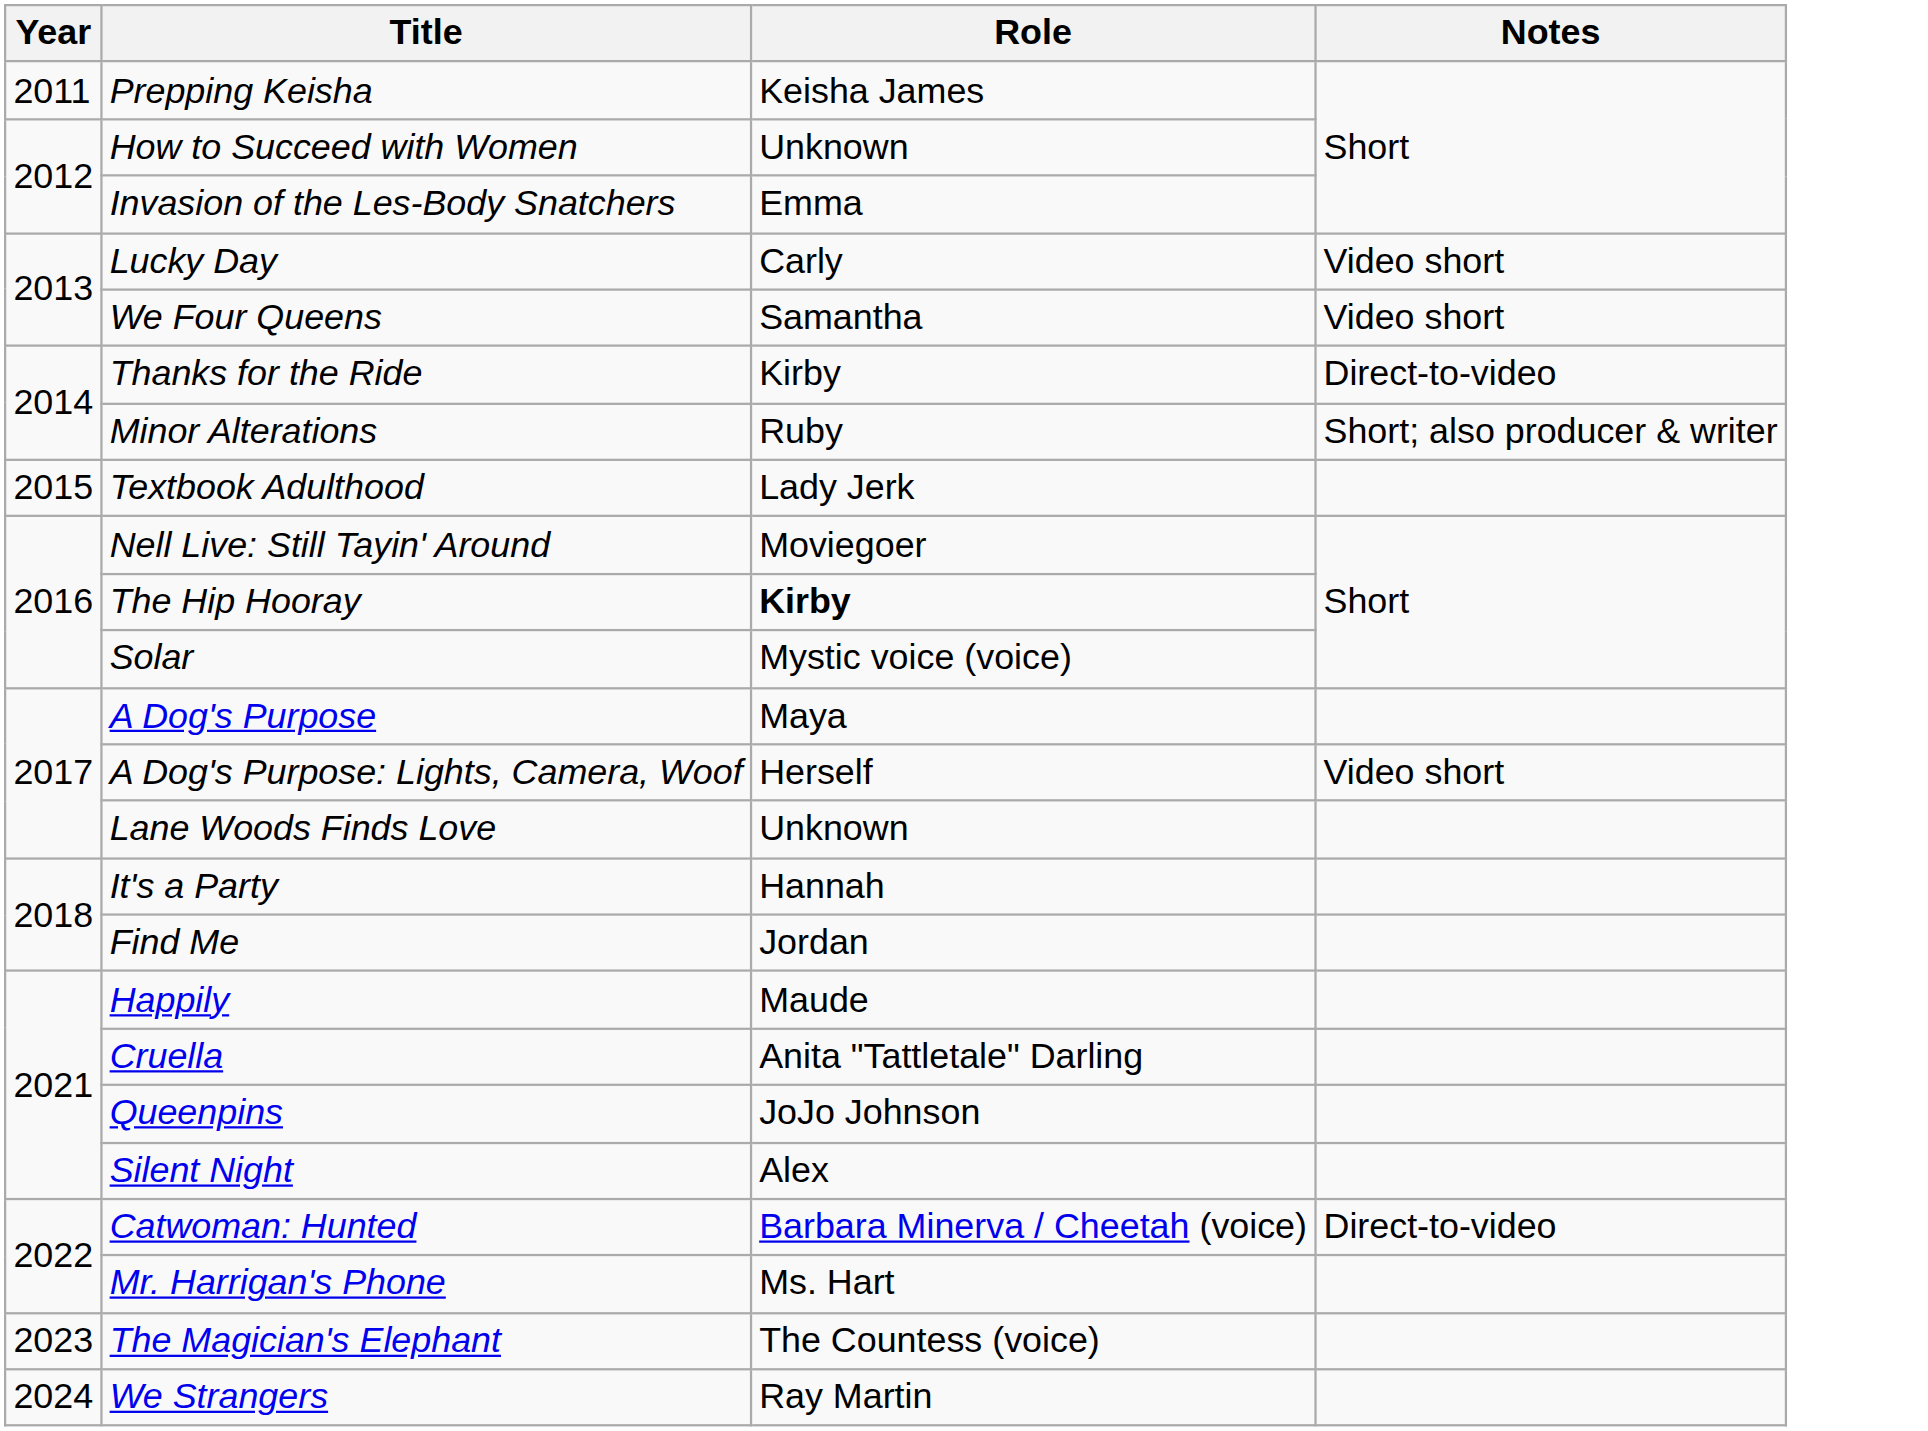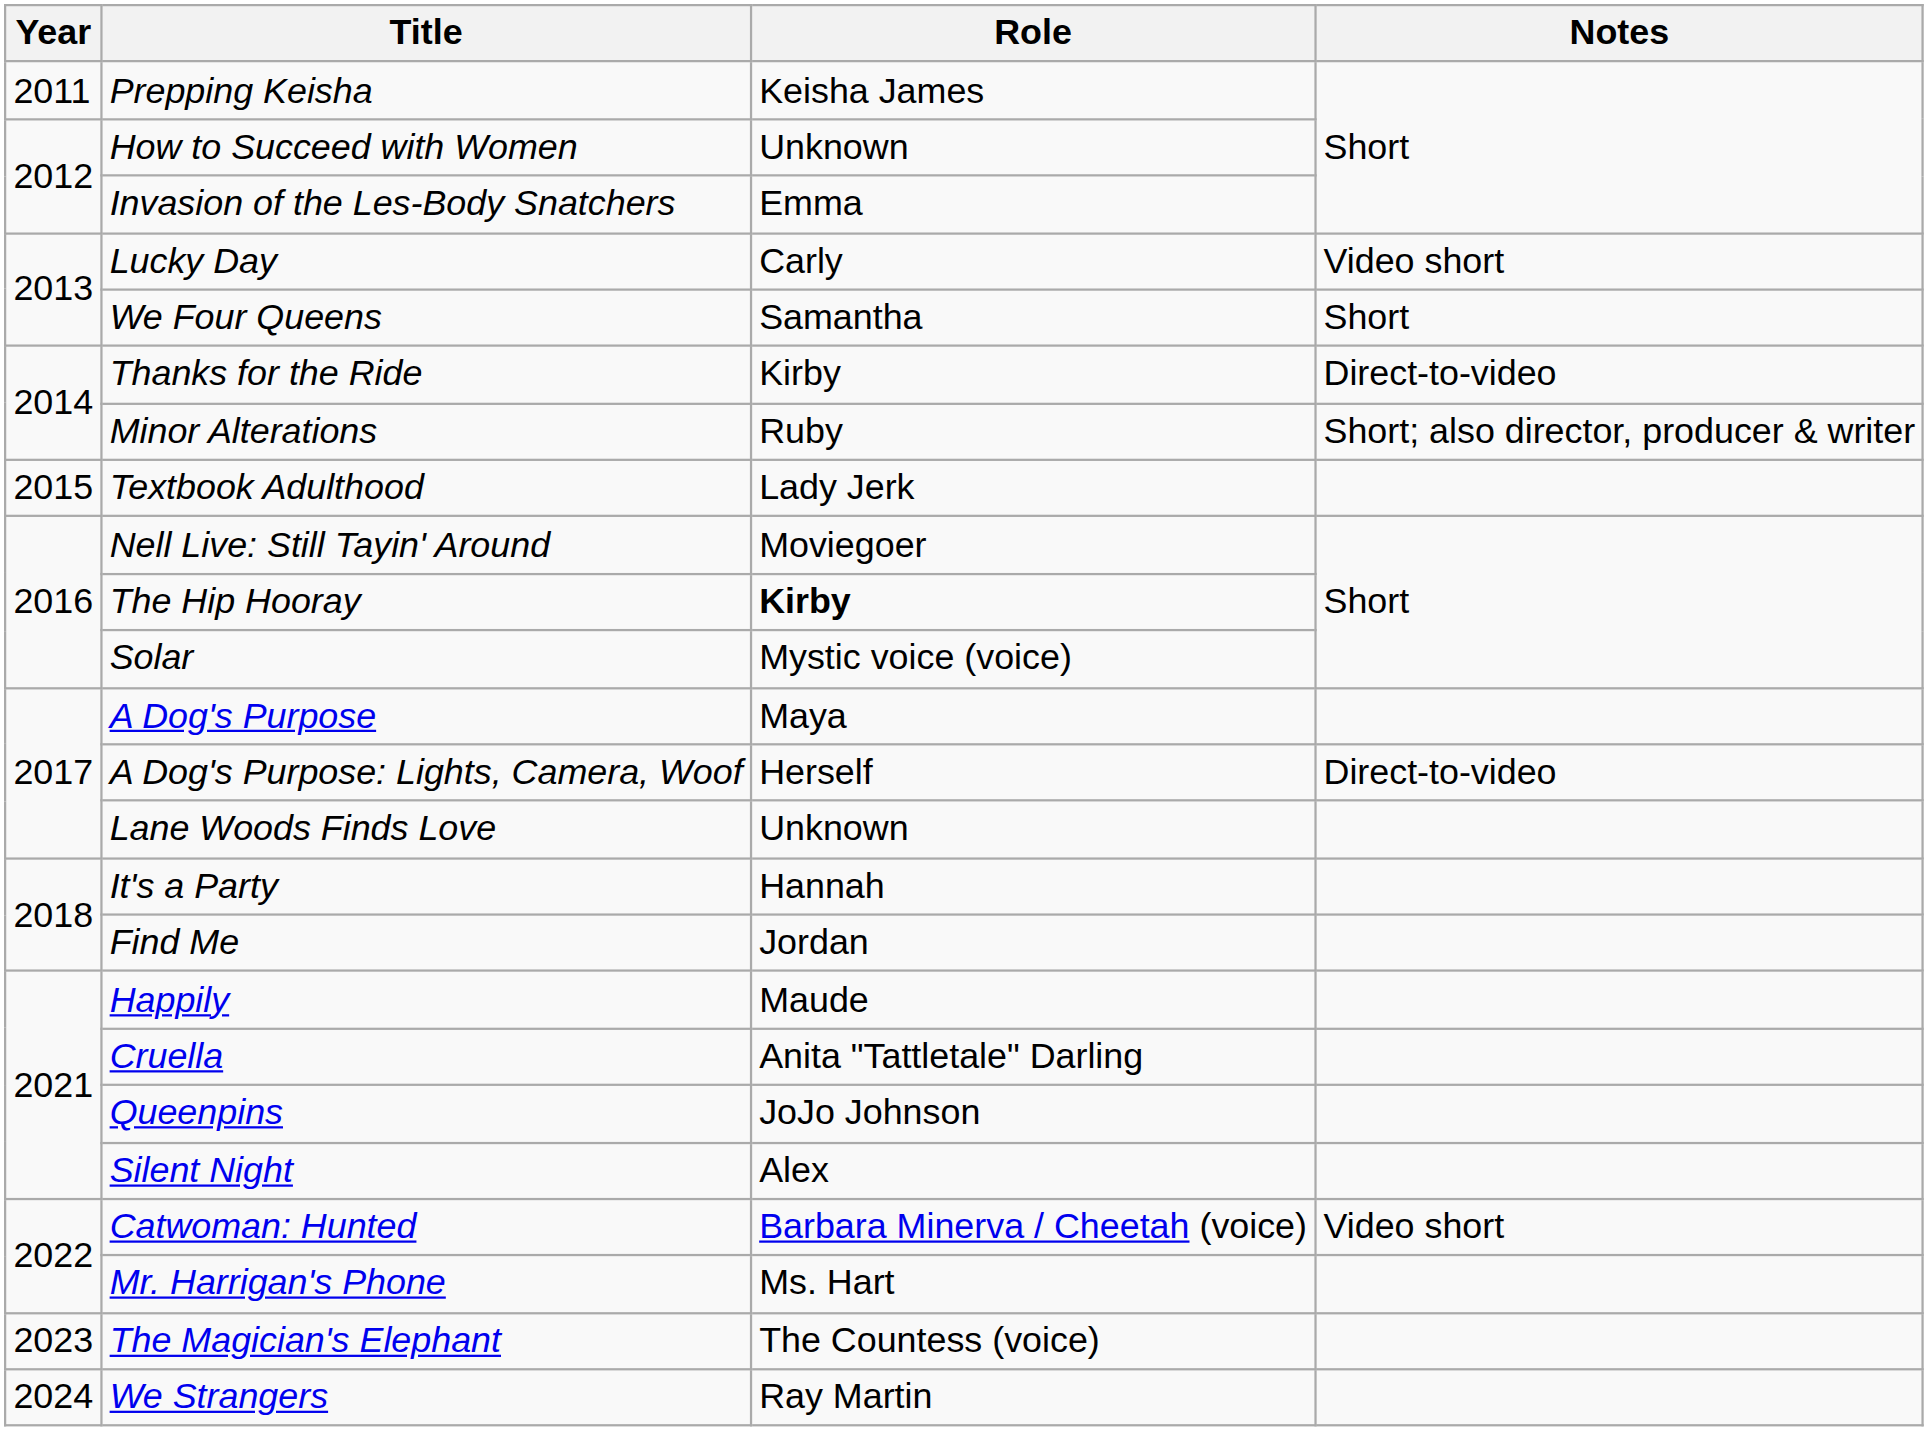(1414, 317) Video short -> (1366, 317) Short
(1551, 430) Short; also producer & writer -> (1619, 430) Short; also director, producer & writer
(1414, 771) Video short -> (1440, 771) Direct-to-video
(1440, 1226) Direct-to-video -> (1414, 1226) Video short
